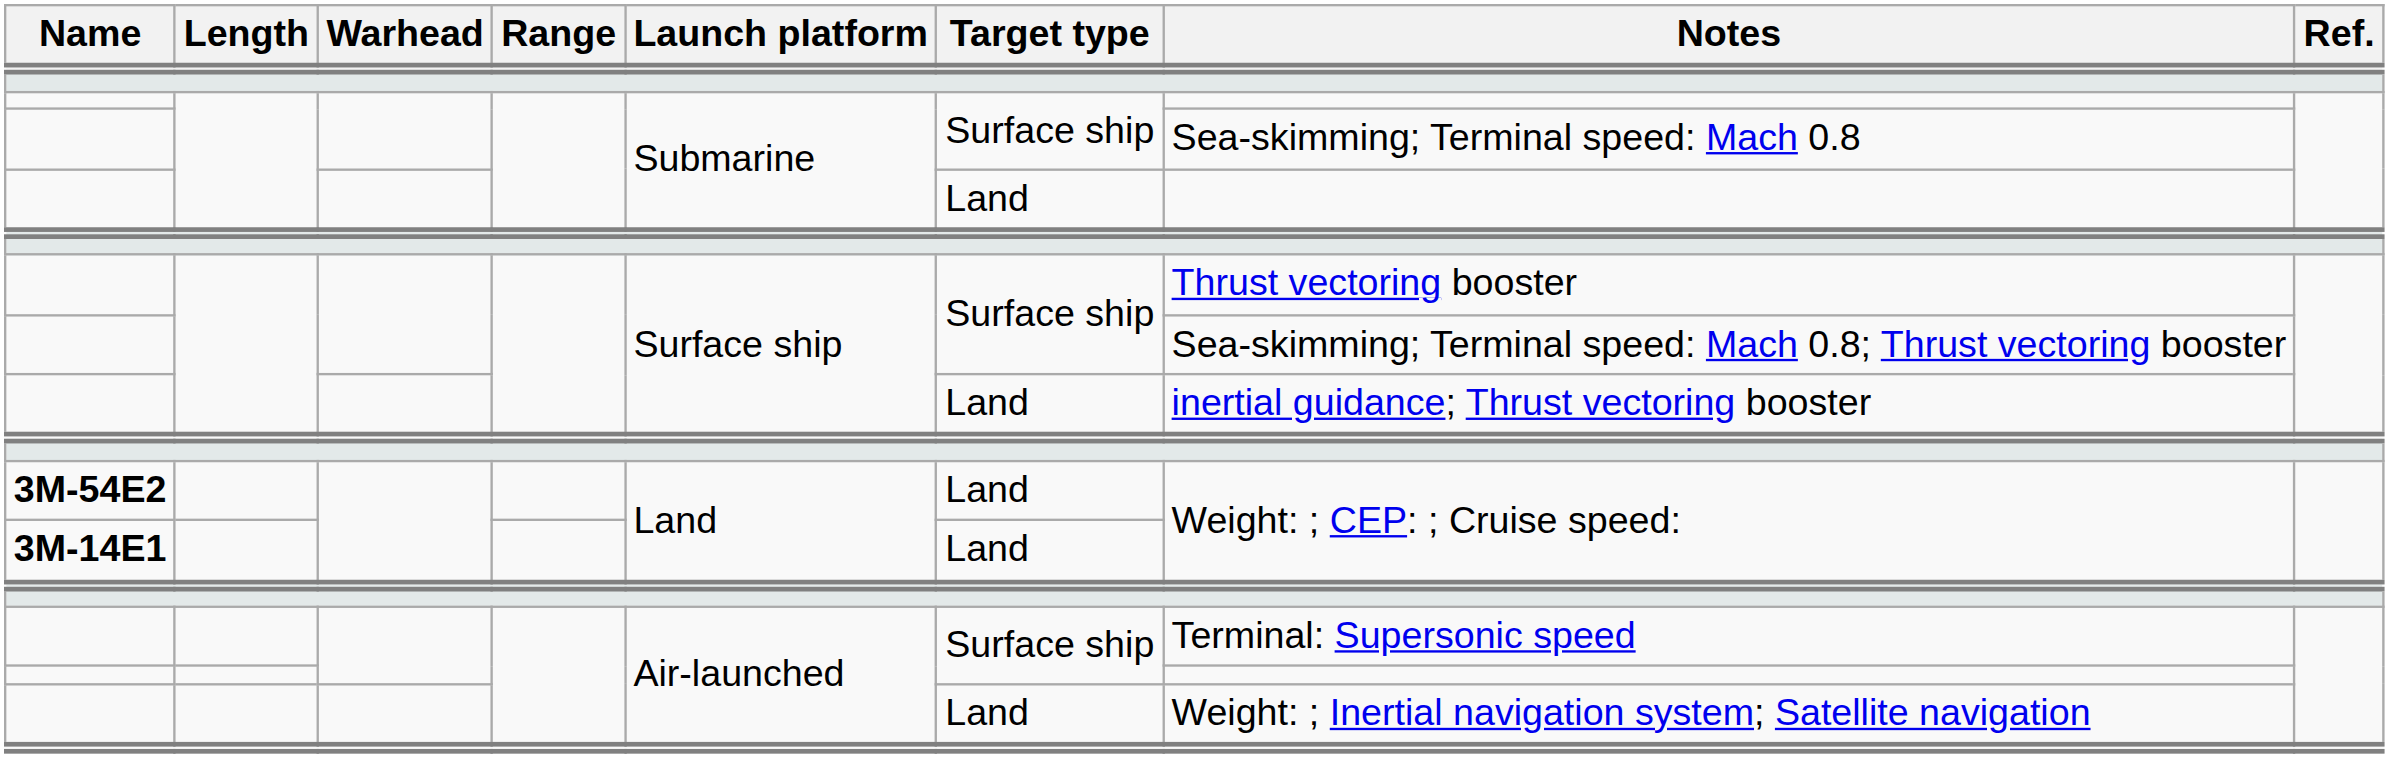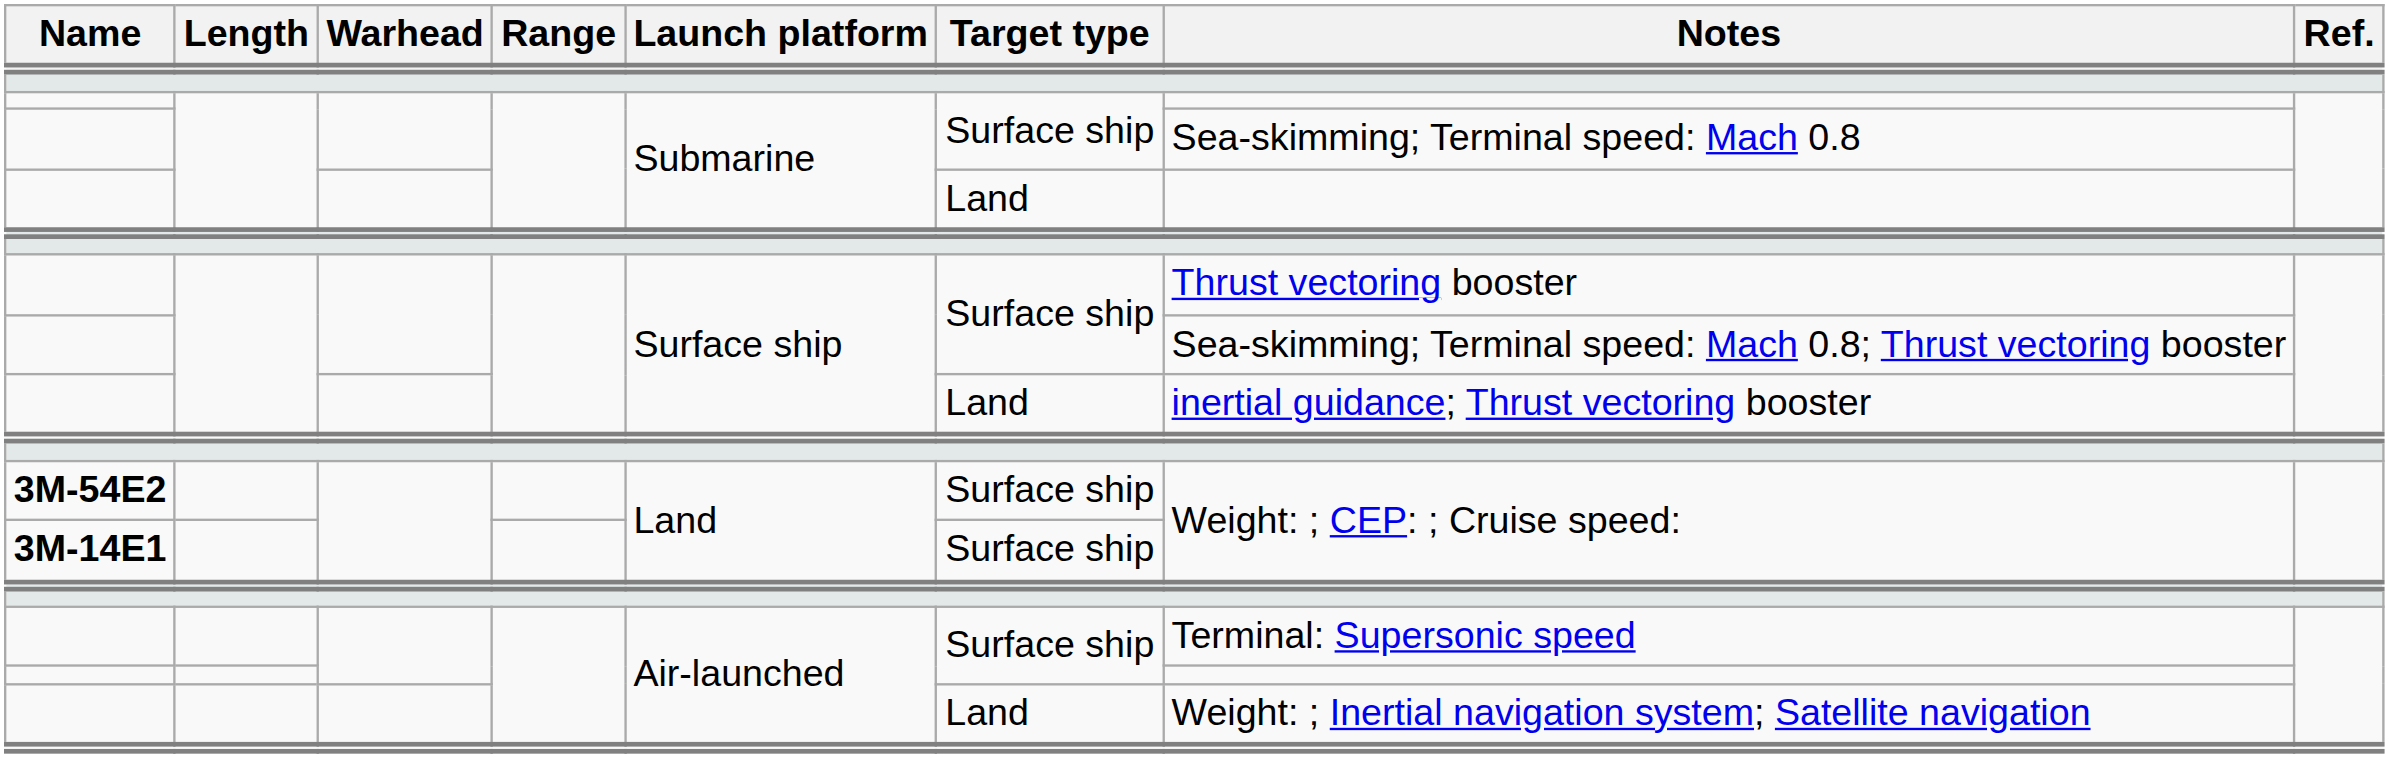(987, 489) Land -> (1050, 489) Surface ship
(987, 549) Land -> (1050, 549) Surface ship
